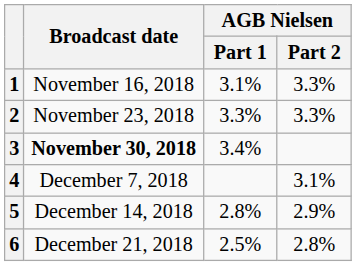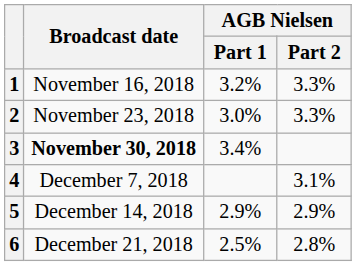(240, 84) 3.1% -> (240, 84) 3.2%
(240, 116) 3.3% -> (240, 116) 3.0%
(240, 212) 2.8% -> (240, 212) 2.9%
